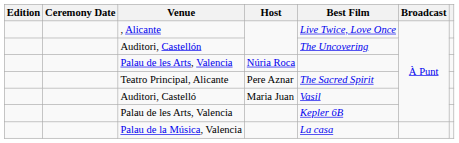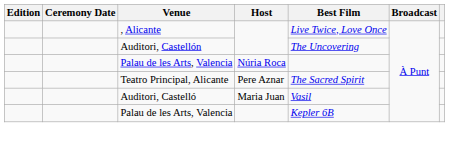- row: (181, 130)
